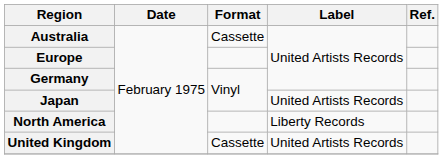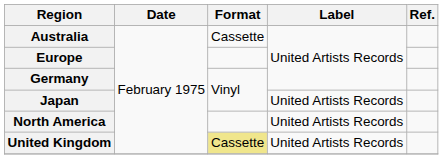(317, 121) Liberty Records -> (337, 121) United Artists Records
(238, 143) no background -> (238, 143) khaki background
